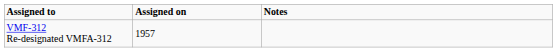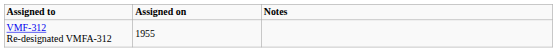(145, 33) 1957 -> (145, 33) 1955
